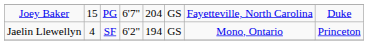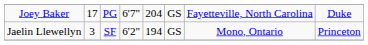(92, 13) 15 -> (92, 13) 17
(92, 31) 4 -> (92, 31) 3
